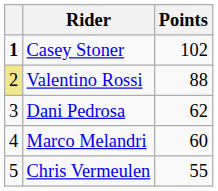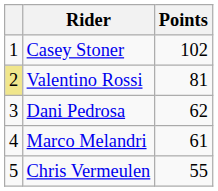(13, 50) bold -> (13, 50) normal
(199, 80) 88 -> (199, 80) 81
(199, 141) 60 -> (199, 141) 61
